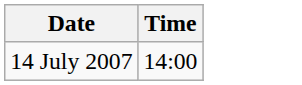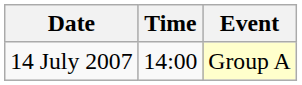+ column: (249, 23)
